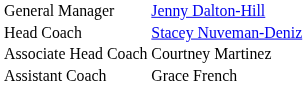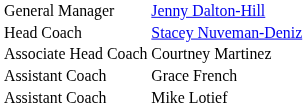+ row: (189, 98)
